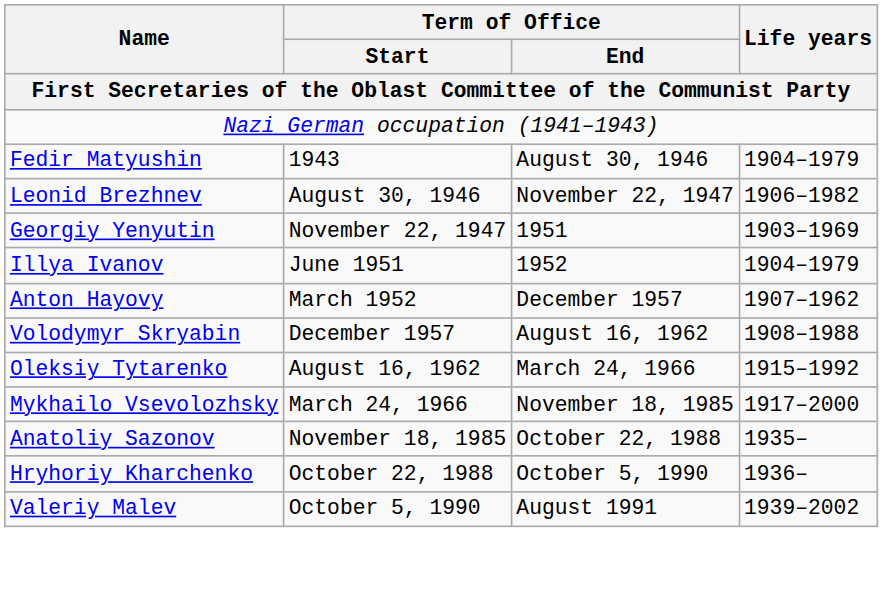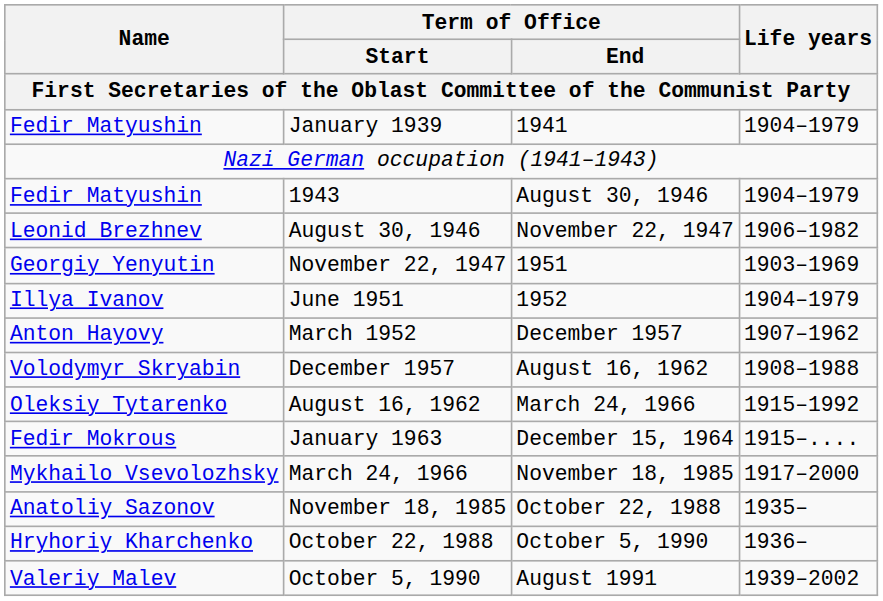+ row: (365, 126)
+ row: (365, 439)
